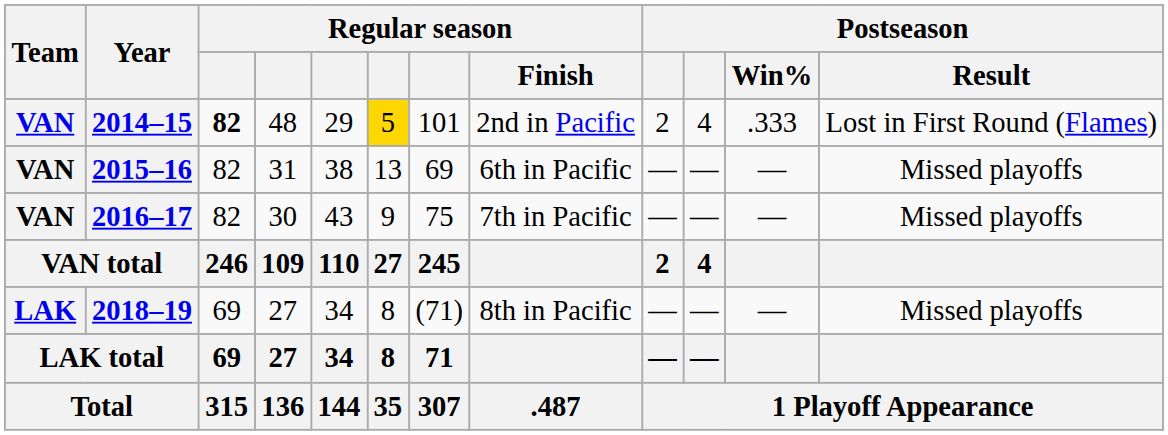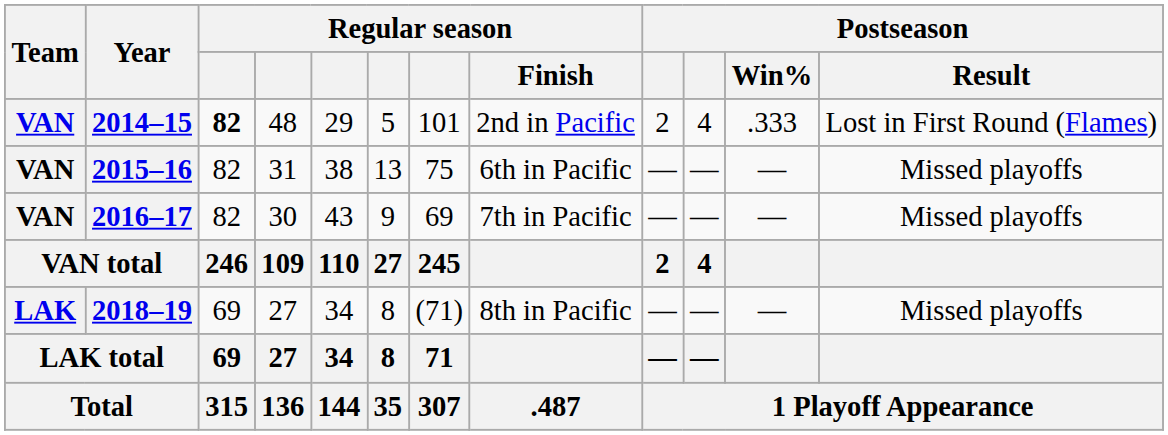(388, 122) gold background -> (388, 122) no background
(439, 169) 69 -> (439, 169) 75
(439, 216) 75 -> (439, 216) 69
